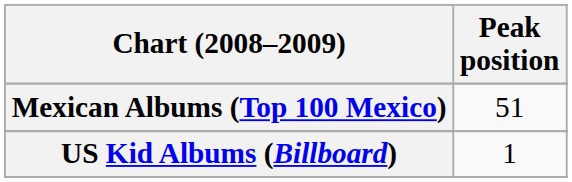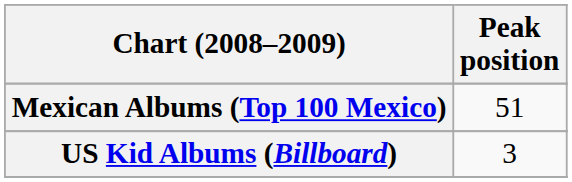(510, 153) 1 -> (510, 153) 3
